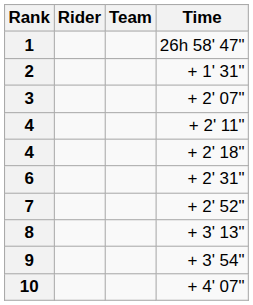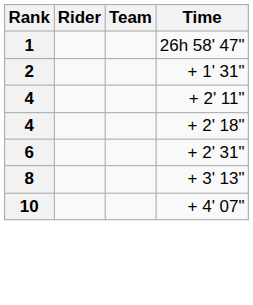- row: (29, 98)
- row: (29, 206)
- row: (29, 260)
